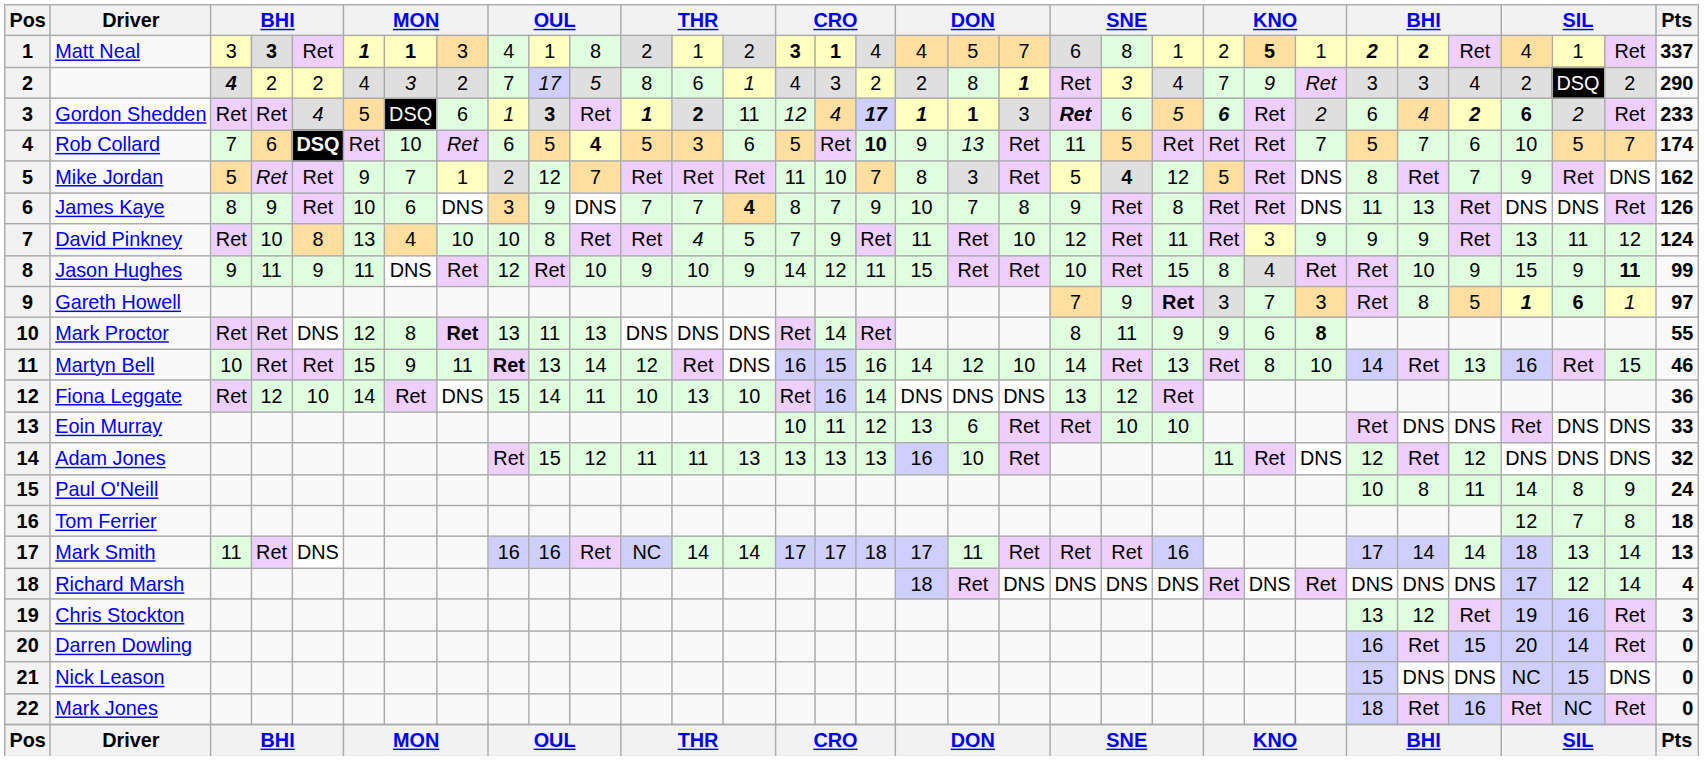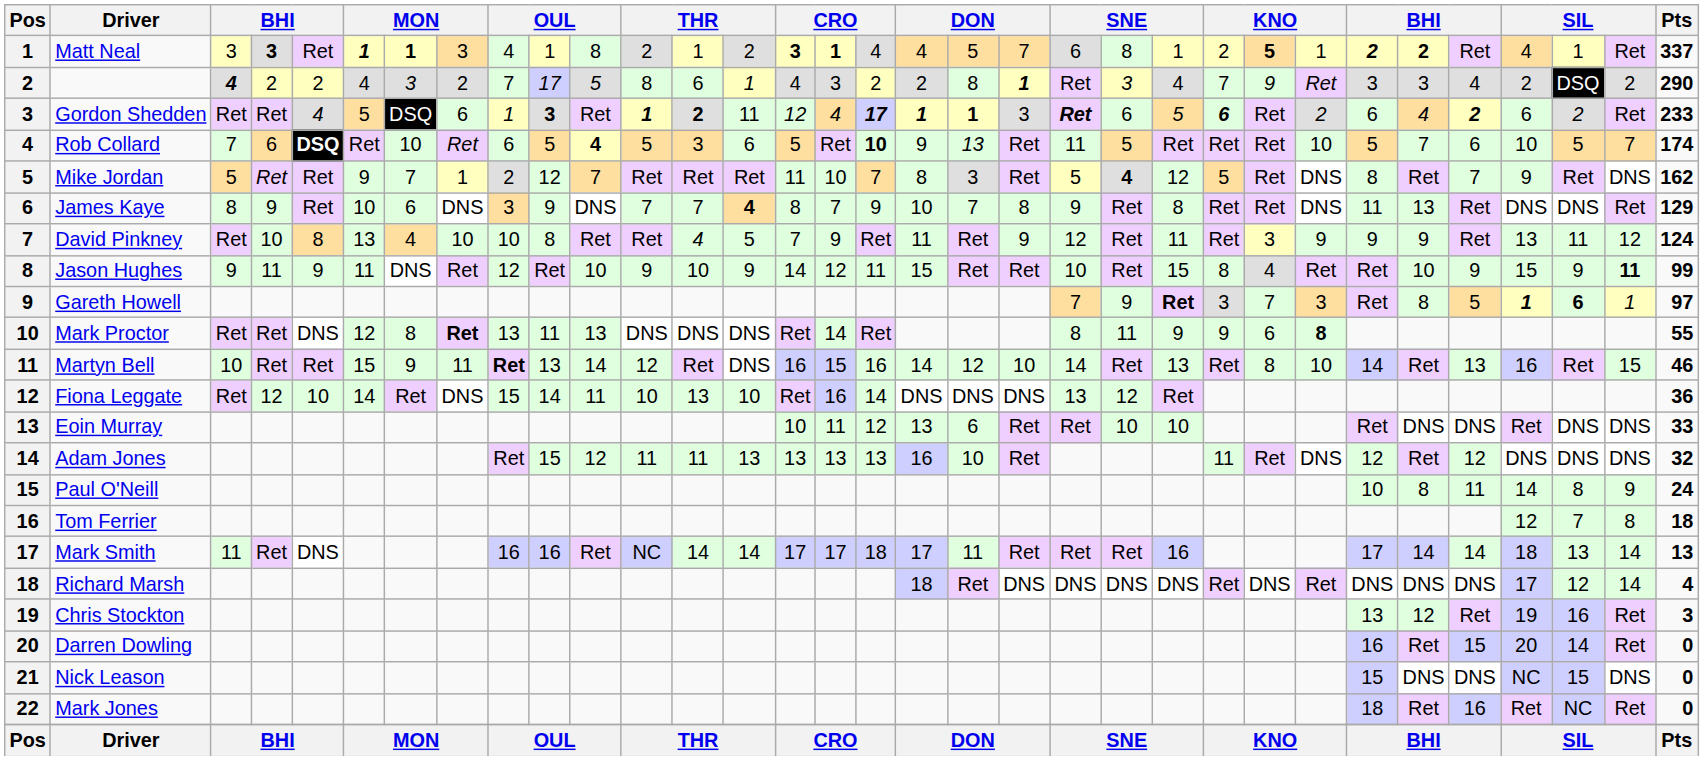(1526, 114) bold -> (1526, 114) normal
(1321, 145) 7 -> (1321, 145) 10
(1677, 208) 126 -> (1677, 208) 129
(1024, 239) 10 -> (1024, 239) 9
